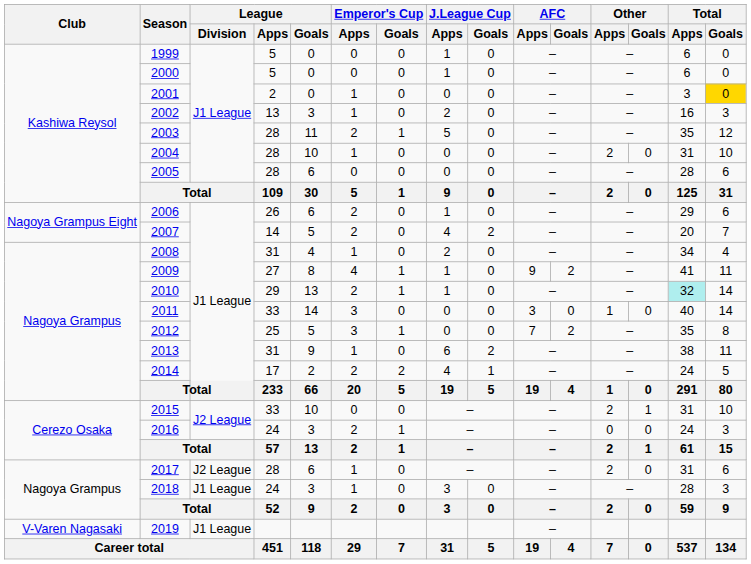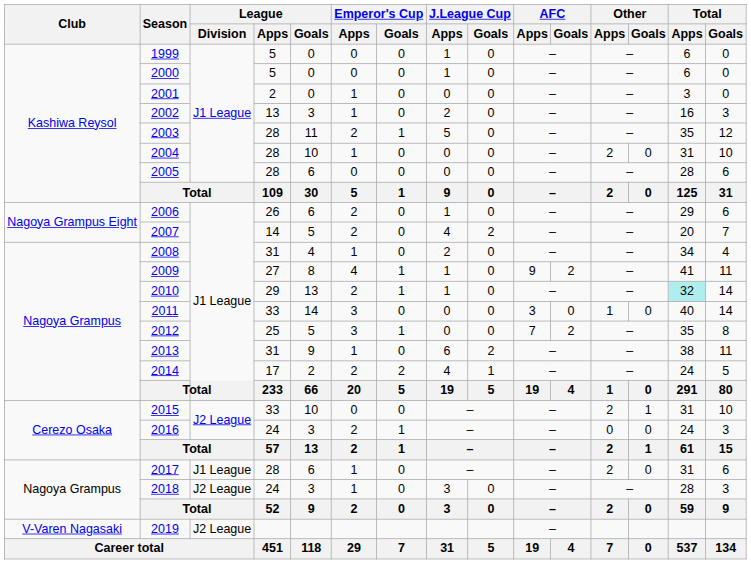(726, 93) gold background -> (726, 93) no background
(222, 469) J2 League -> (222, 469) J1 League
(222, 489) J1 League -> (222, 489) J2 League
(222, 529) J1 League -> (222, 529) J2 League
